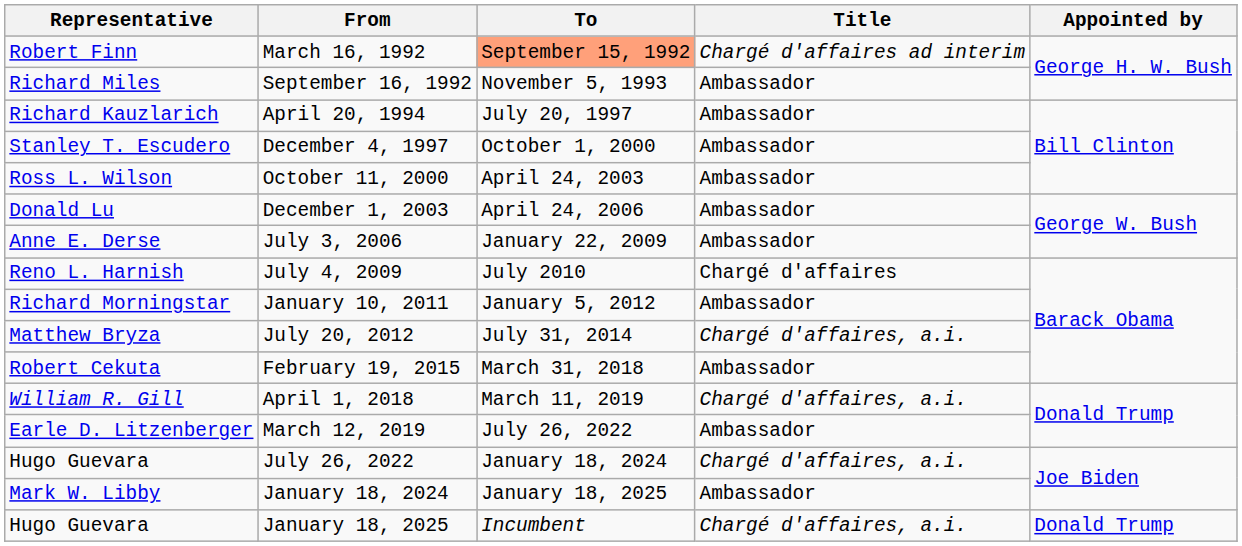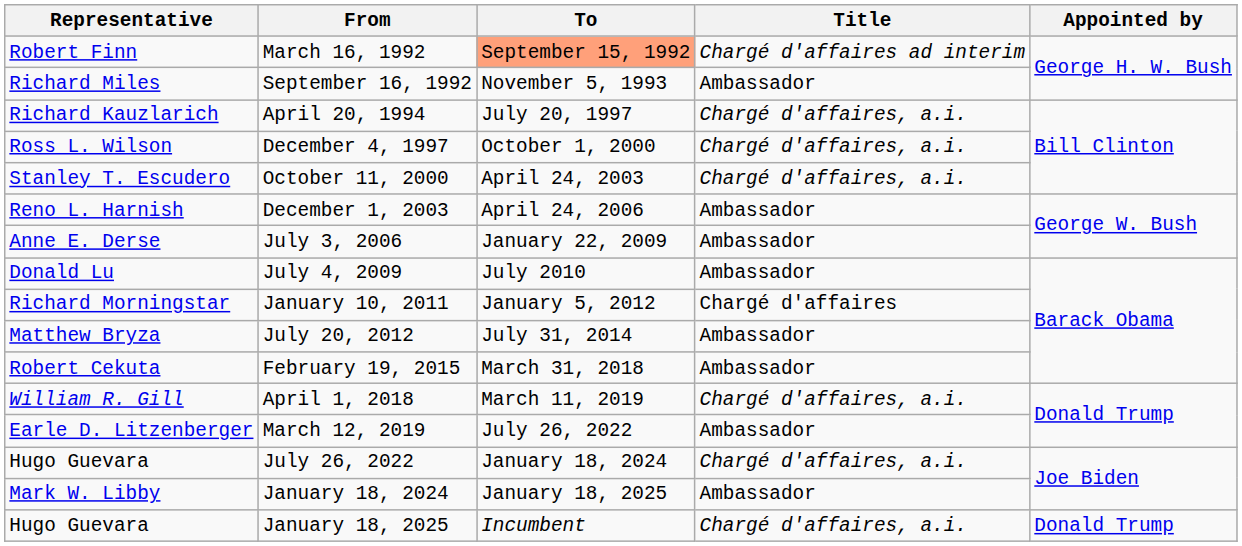(758, 115) Ambassador -> (833, 115) Chargé d'affaires, a.i.
(120, 147) Stanley T. Escudero -> (91, 147) Ross L. Wilson
(758, 147) Ambassador -> (833, 147) Chargé d'affaires, a.i.
(91, 178) Ross L. Wilson -> (120, 178) Stanley T. Escudero
(758, 178) Ambassador -> (833, 178) Chargé d'affaires, a.i.
(62, 210) Donald Lu -> (97, 210) Reno L. Harnish
(97, 273) Reno L. Harnish -> (62, 273) Donald Lu
(798, 273) Chargé d'affaires -> (758, 273) Ambassador
(758, 305) Ambassador -> (798, 305) Chargé d'affaires
(833, 336) Chargé d'affaires, a.i. -> (758, 336) Ambassador
